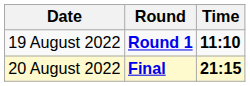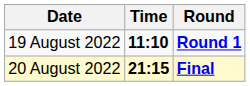columns swapped: (221, 17) <-> (160, 17)
